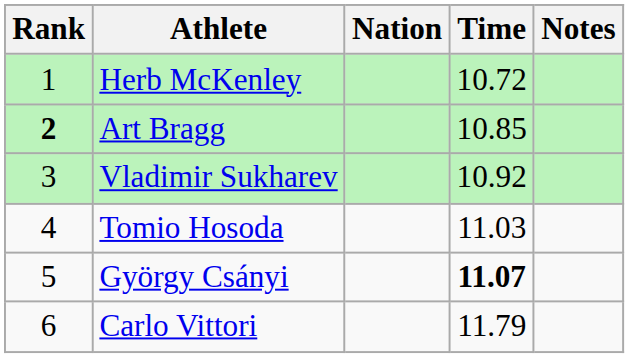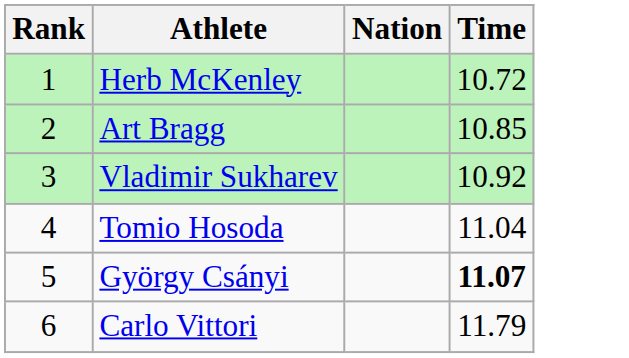- column: (578, 29)
(49, 128) bold -> (49, 128) normal
(492, 227) 11.03 -> (492, 227) 11.04
